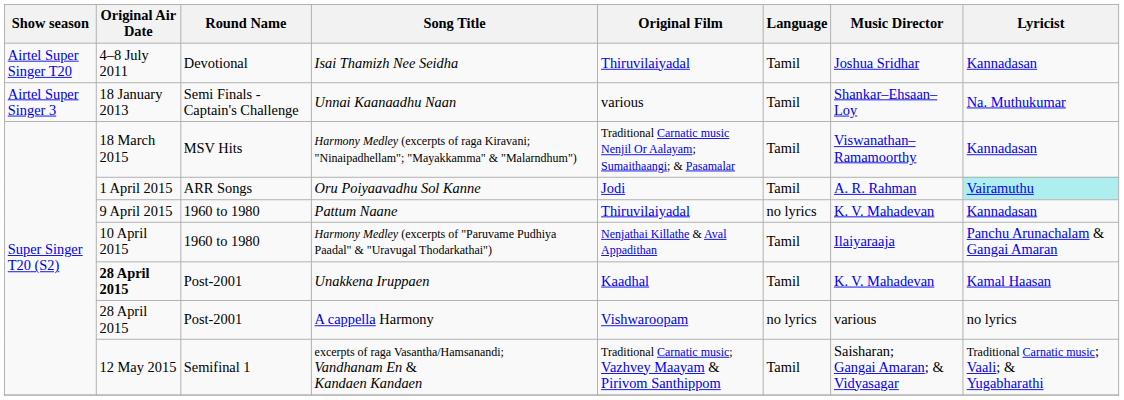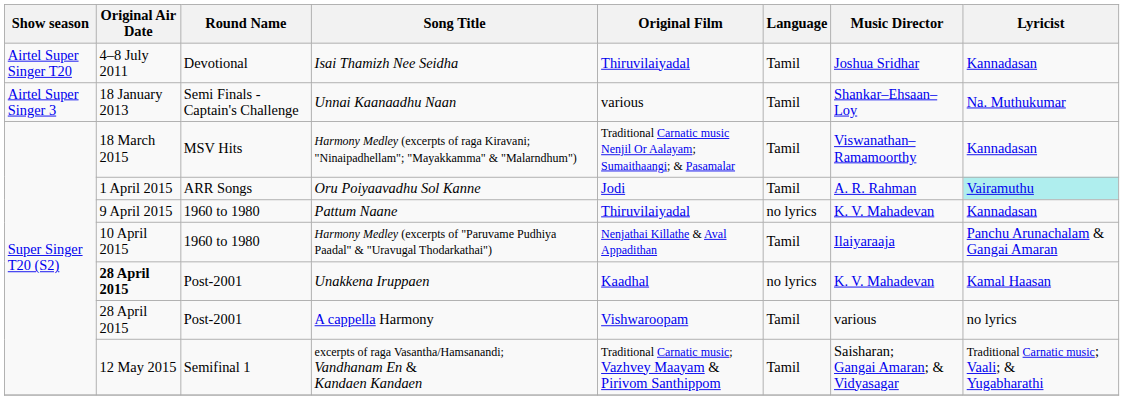(783, 281) Tamil -> (792, 281) no lyrics
(792, 320) no lyrics -> (783, 320) Tamil
